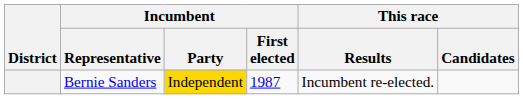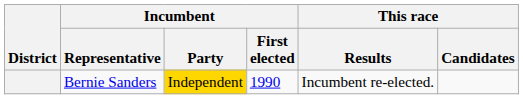(265, 81) 1987 -> (265, 81) 1990
